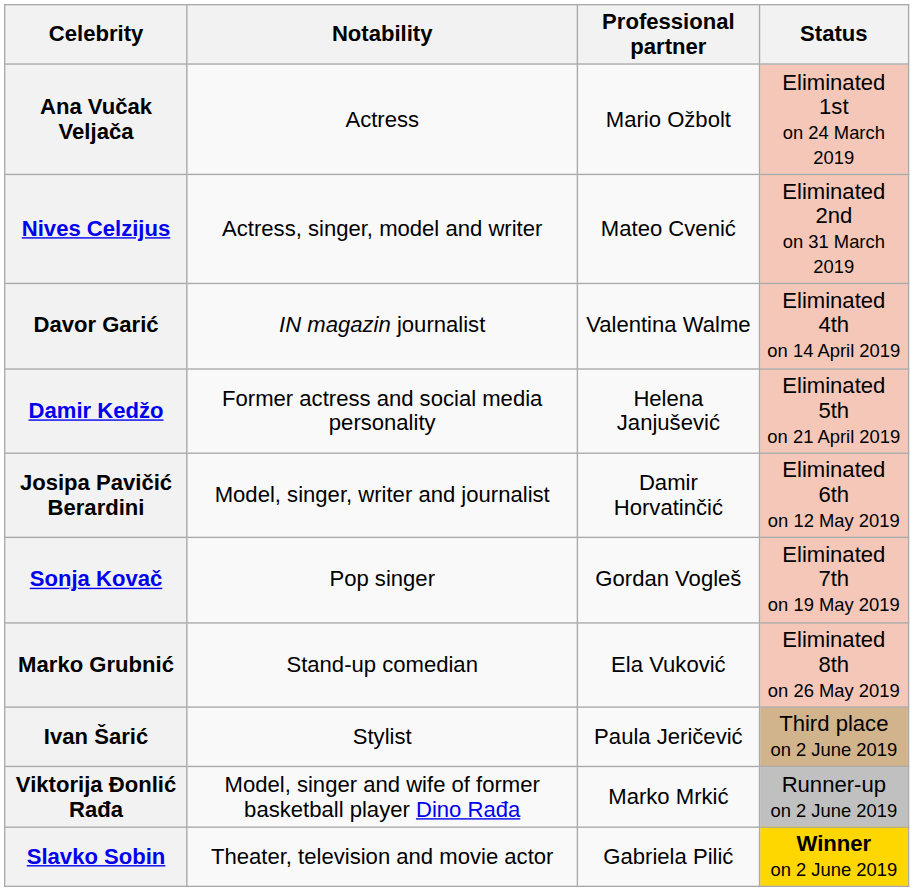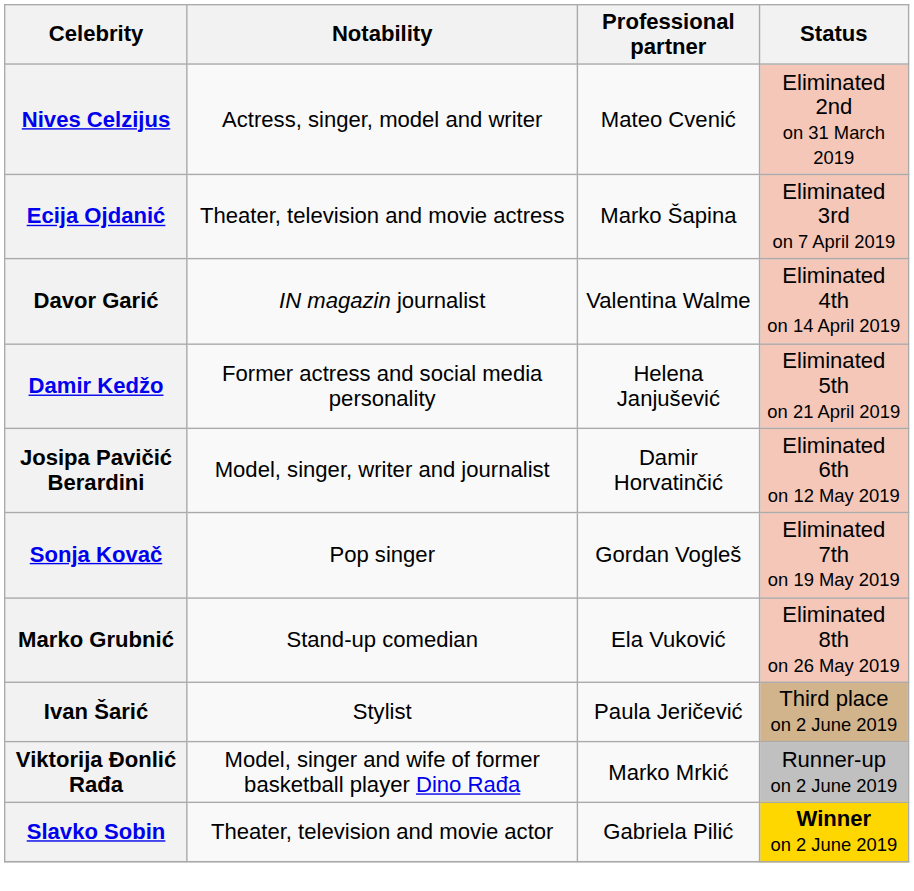- row: (96, 119)
+ row: (96, 216)
